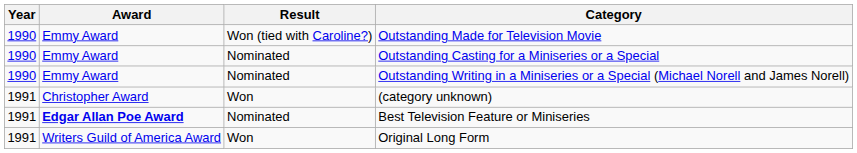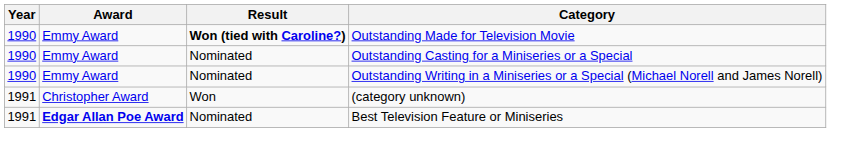(300, 35) normal -> (268, 35) bold
- row: (434, 138)
